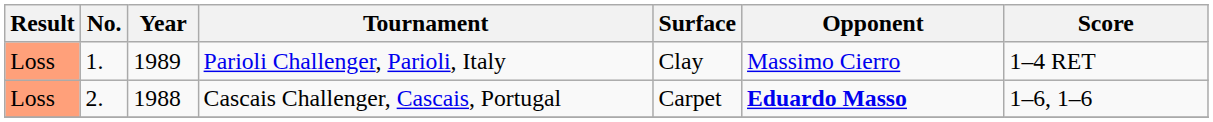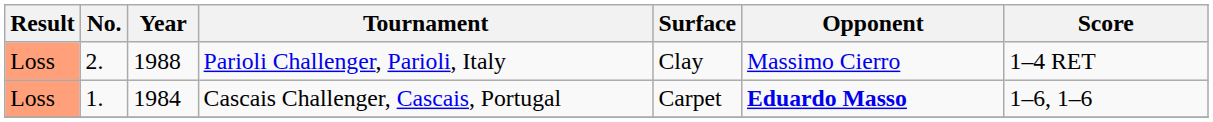(94, 60) 1. -> (94, 60) 2.
(157, 60) 1989 -> (157, 60) 1988
(94, 98) 2. -> (94, 98) 1.
(157, 98) 1988 -> (157, 98) 1984
